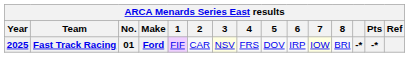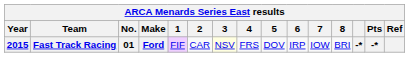(18, 44) 2025 -> (18, 44) 2015
(320, 44) lightyellow background -> (320, 44) no background
